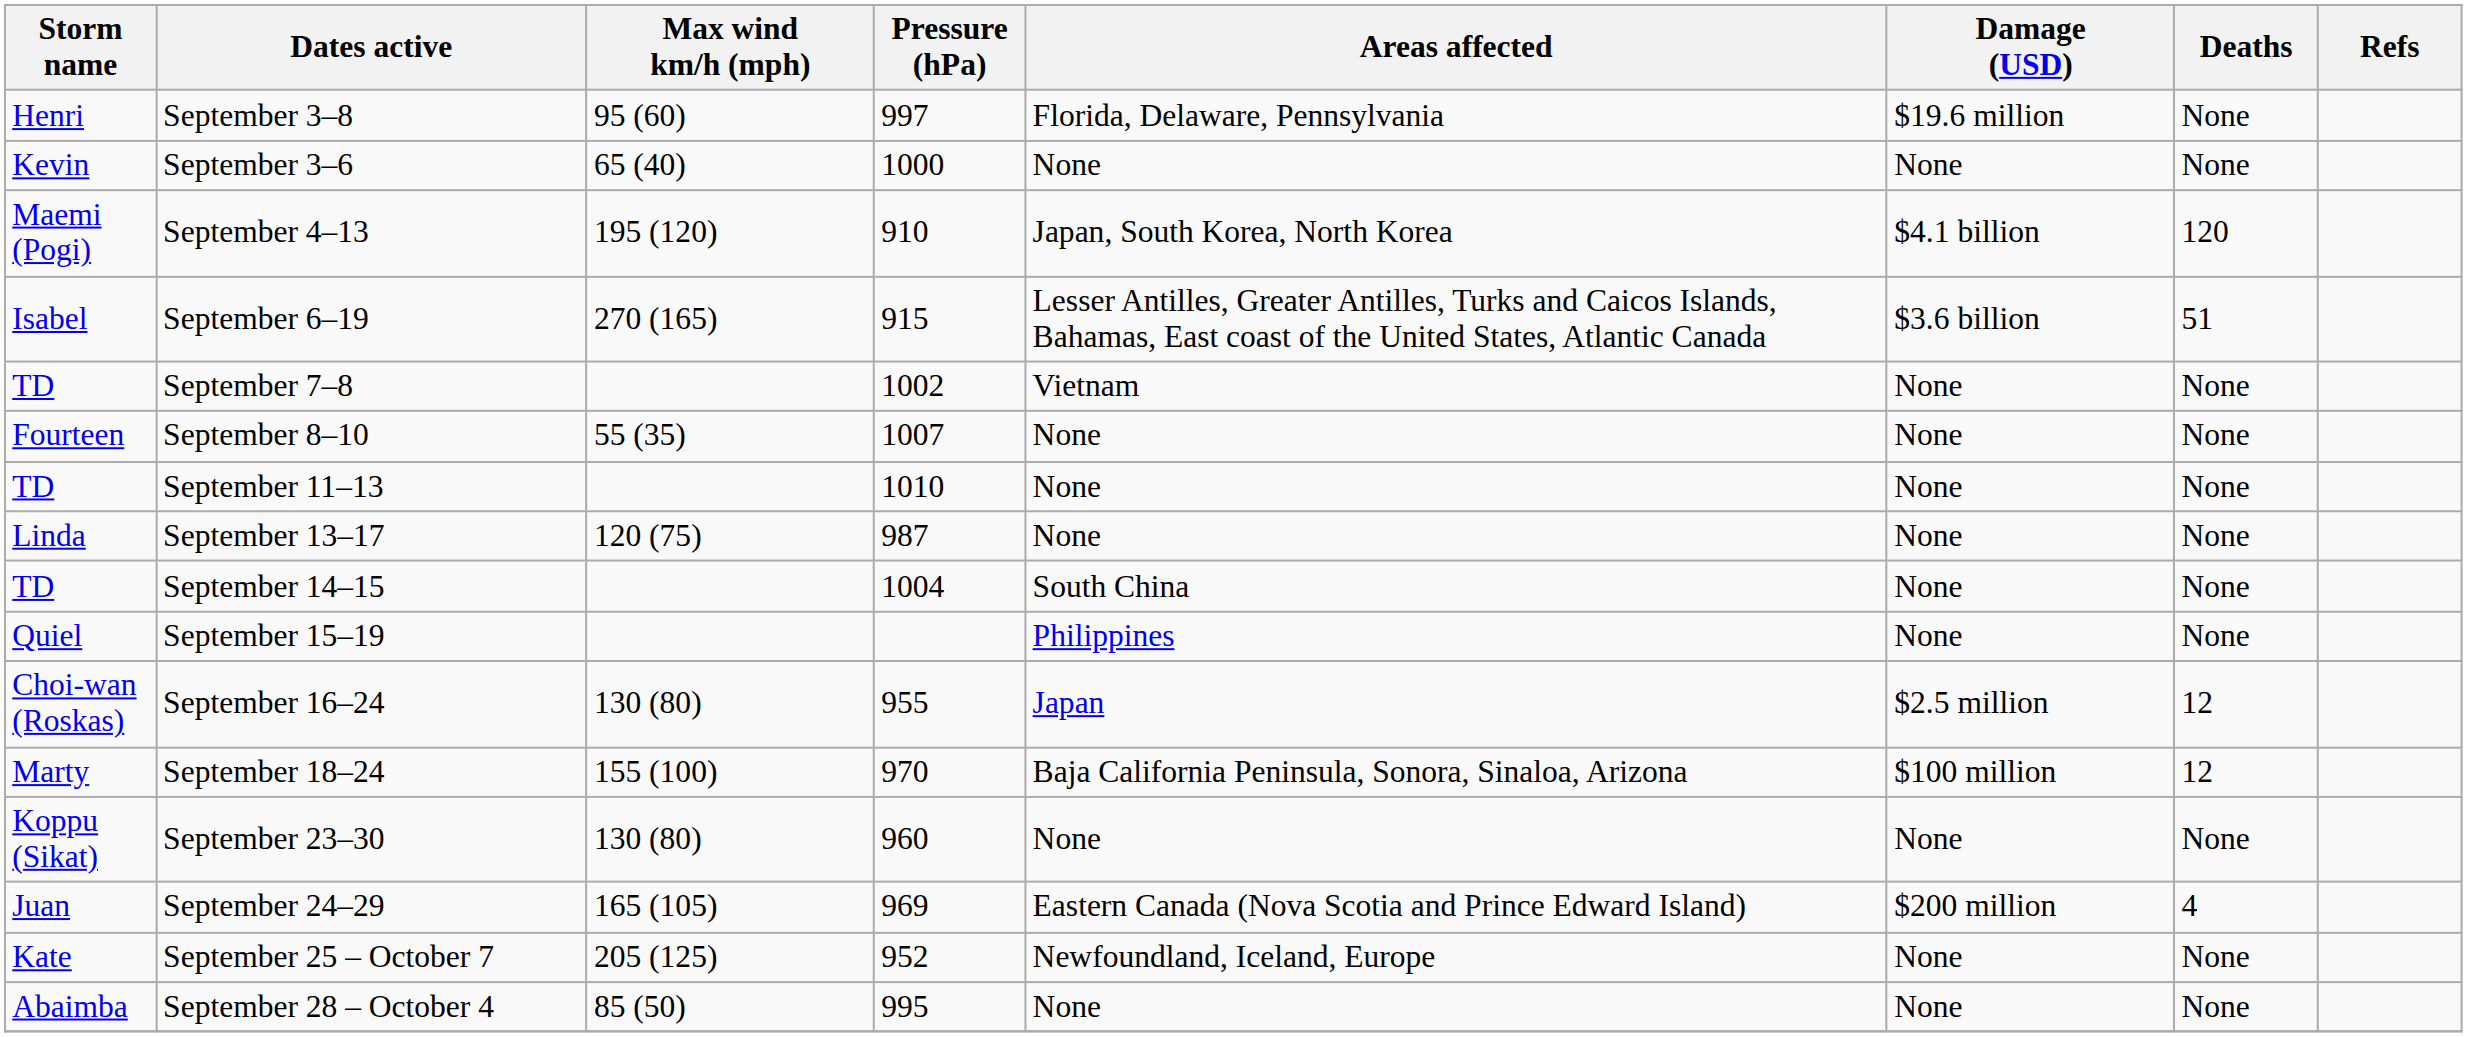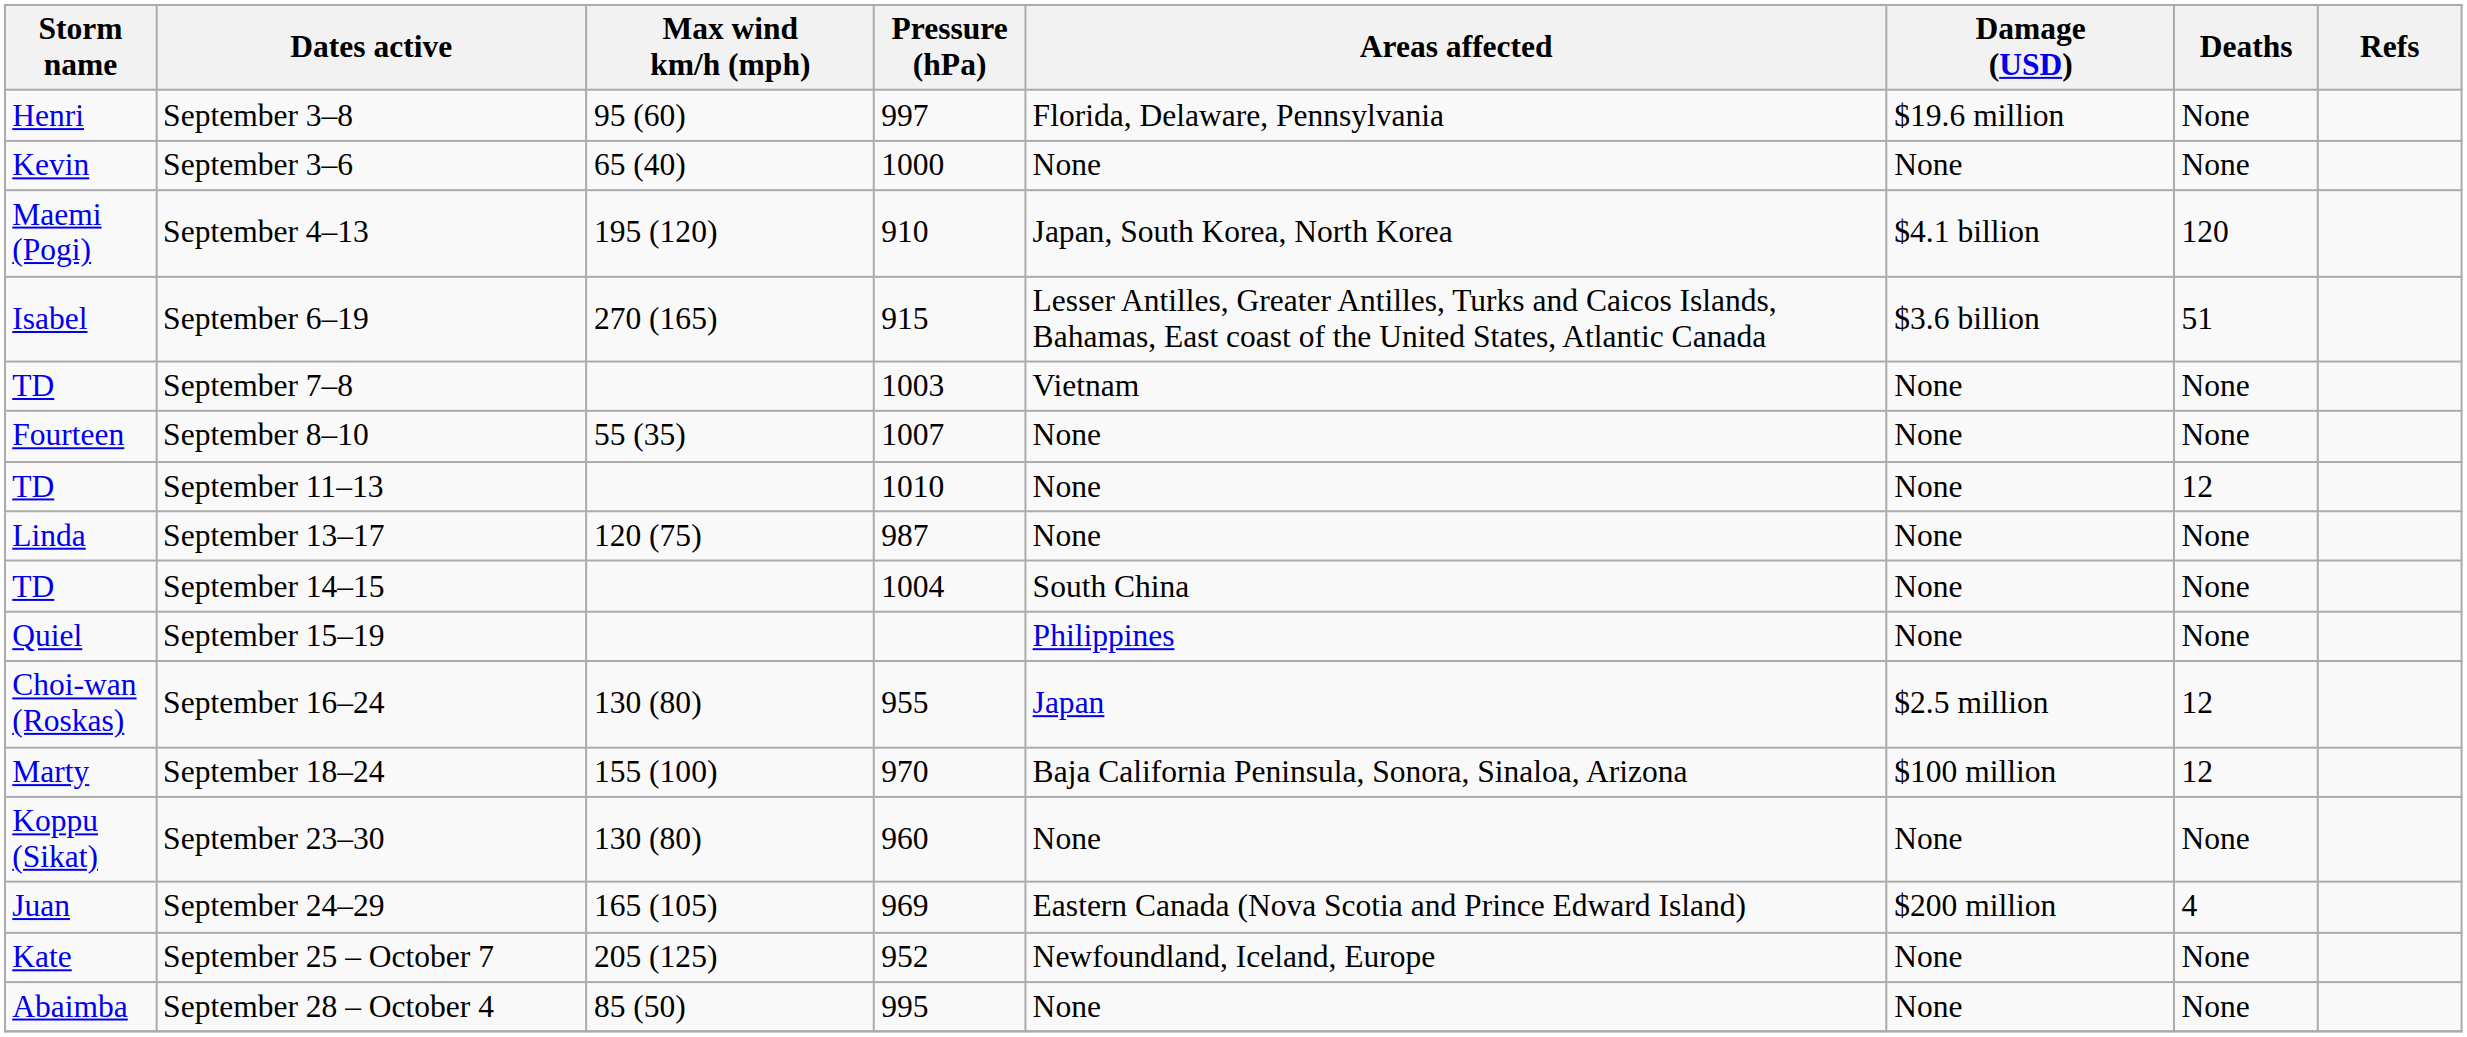(913, 385) 1002 -> (913, 385) 1003
(2216, 485) None -> (2197, 485) 12
